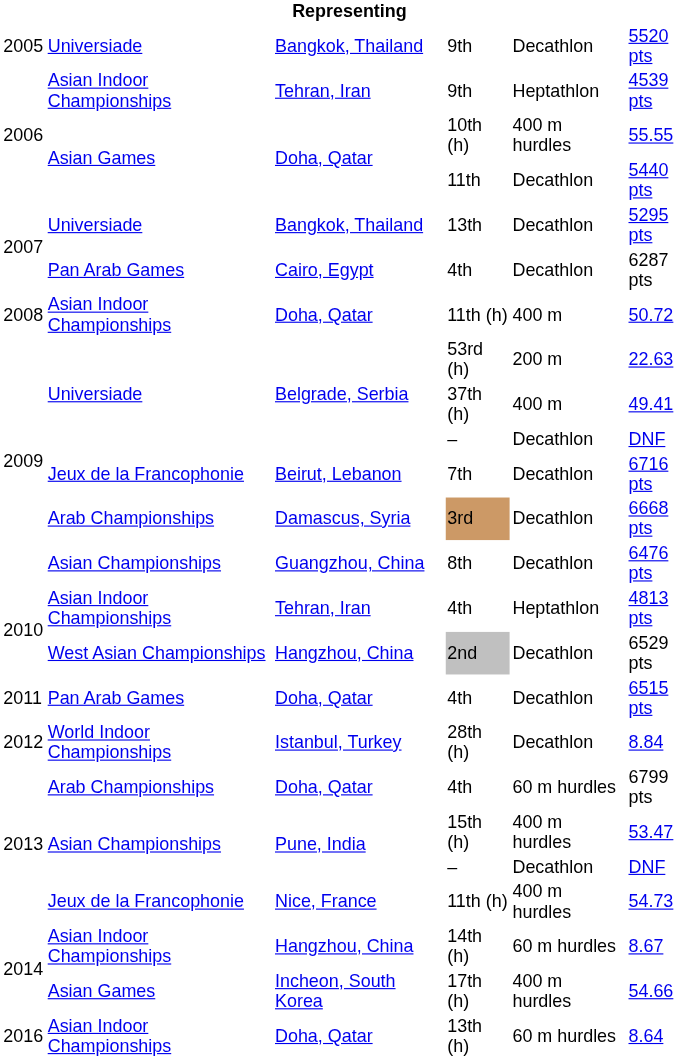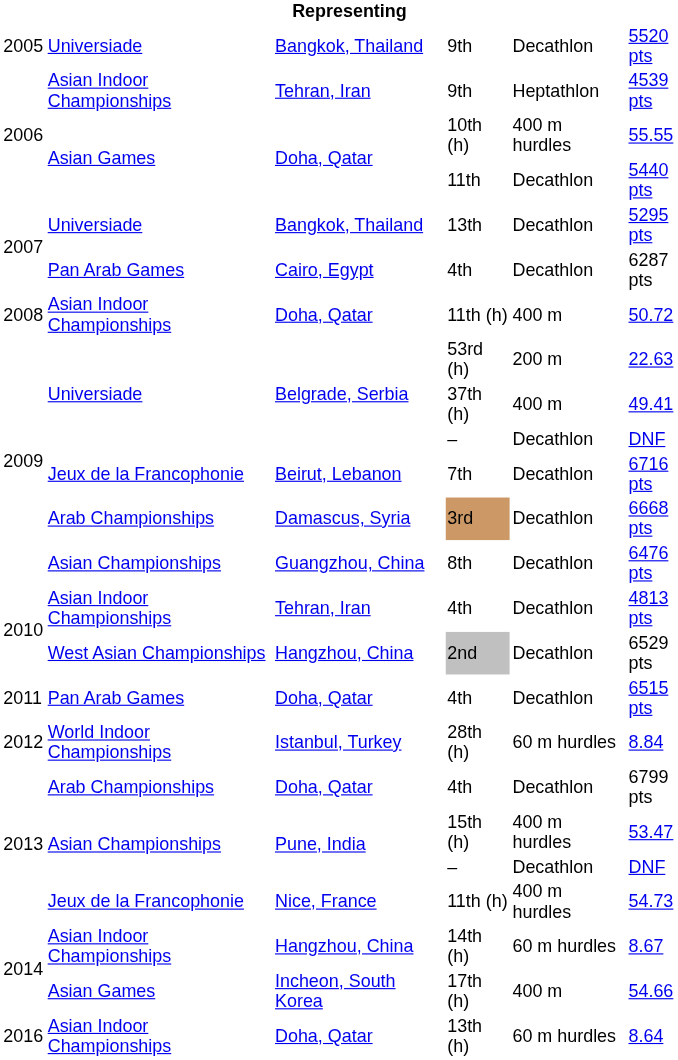(556, 608) Heptathlon -> (553, 608) Decathlon
(553, 742) Decathlon -> (564, 742) 60 m hurdles
(564, 787) 60 m hurdles -> (553, 787) Decathlon
(542, 991) 400 m hurdles -> (537, 991) 400 m
